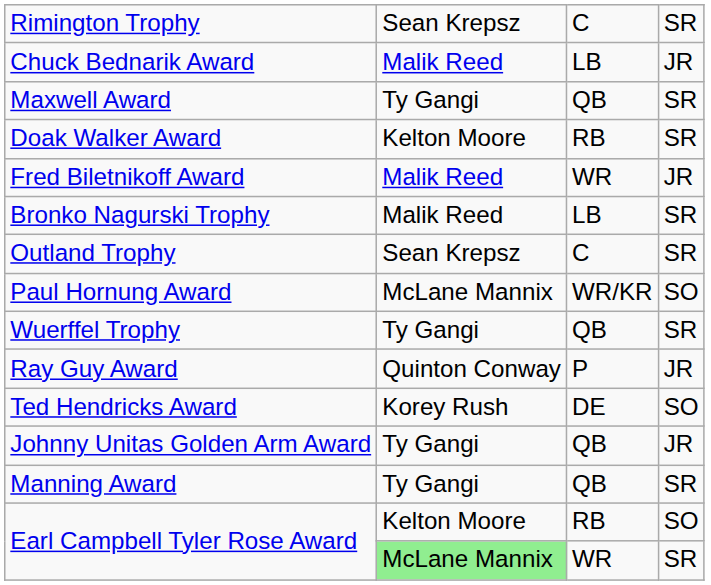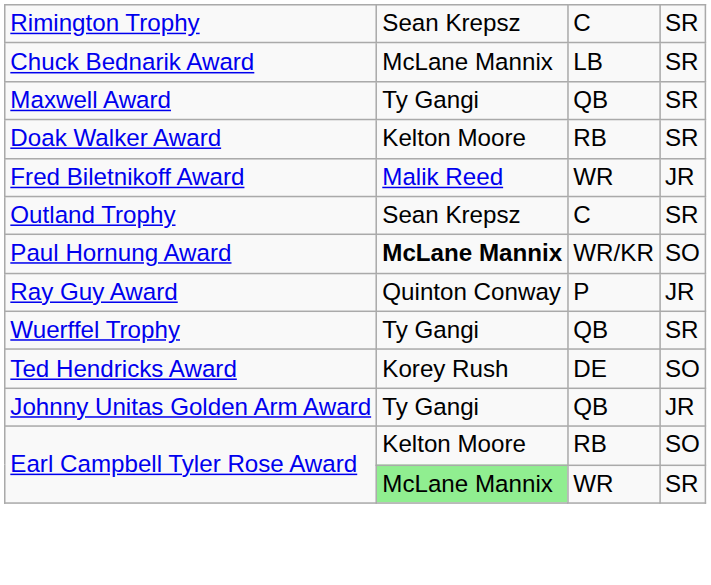(443, 61) Malik Reed -> (468, 61) McLane Mannix
(678, 61) JR -> (682, 61) SR
- row: (140, 215)
(468, 291) normal -> (472, 253) bold
rows swapped: (95, 330) <-> (94, 368)
- row: (93, 483)
